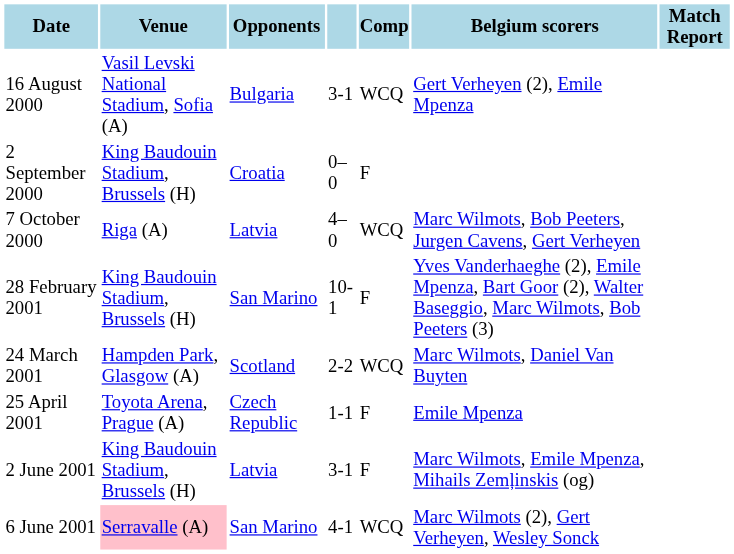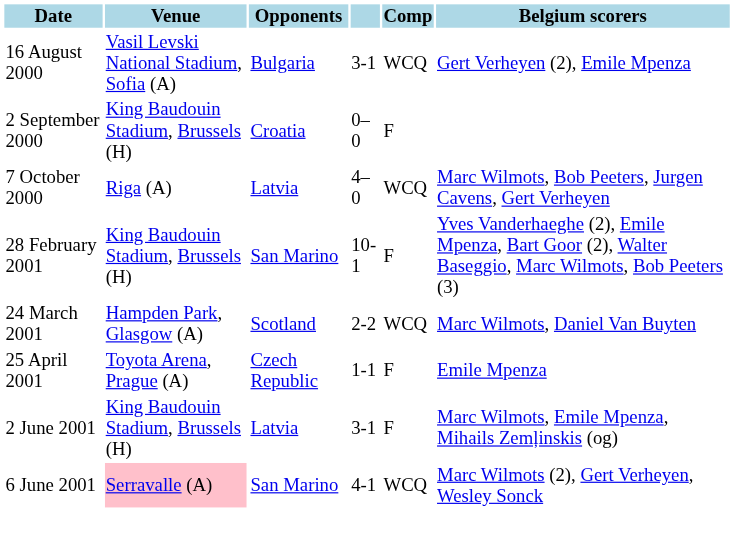- column: (695, 26)
